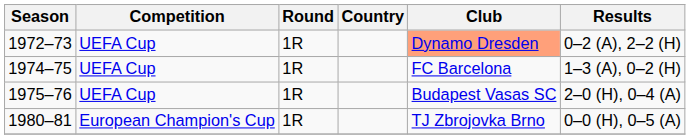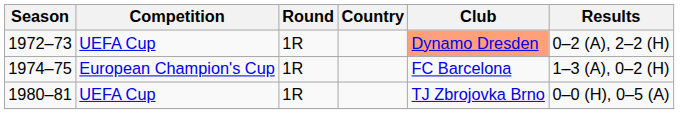(117, 69) UEFA Cup -> (177, 69) European Champion's Cup
- row: (40, 95)
(177, 120) European Champion's Cup -> (117, 95) UEFA Cup
